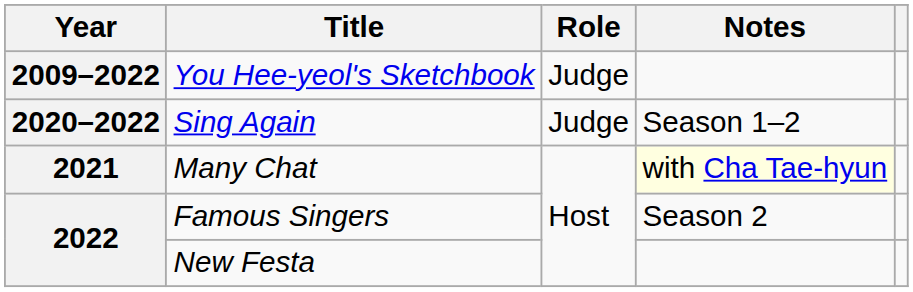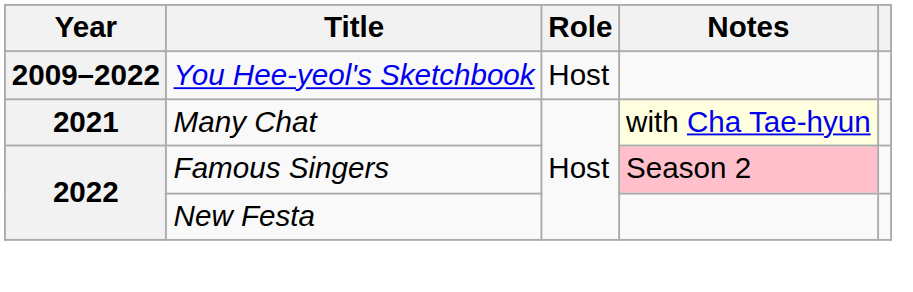(589, 74) Judge -> (579, 74) Host
- row: (245, 121)
(705, 215) no background -> (689, 168) pink background
